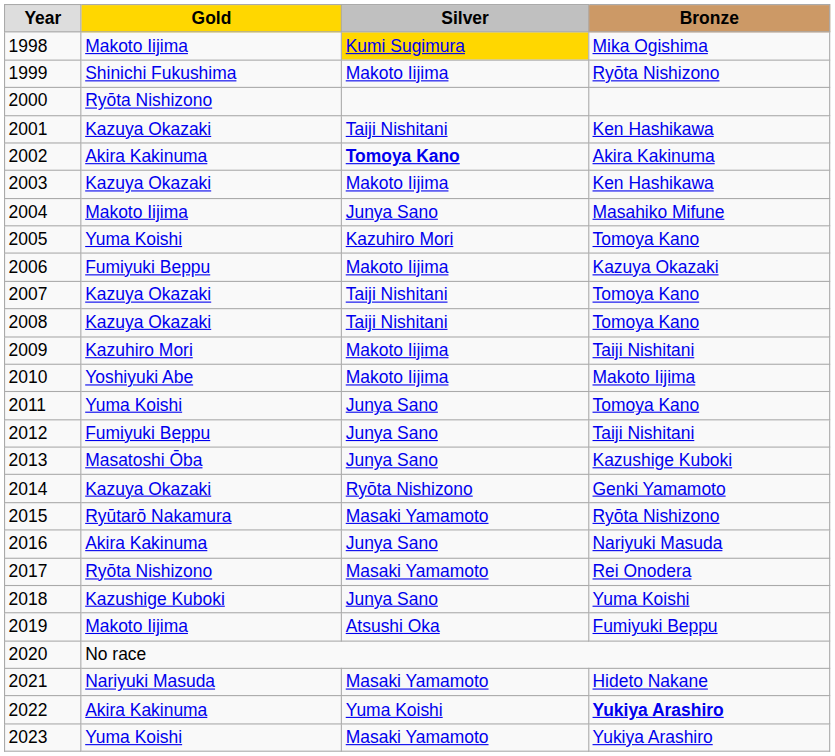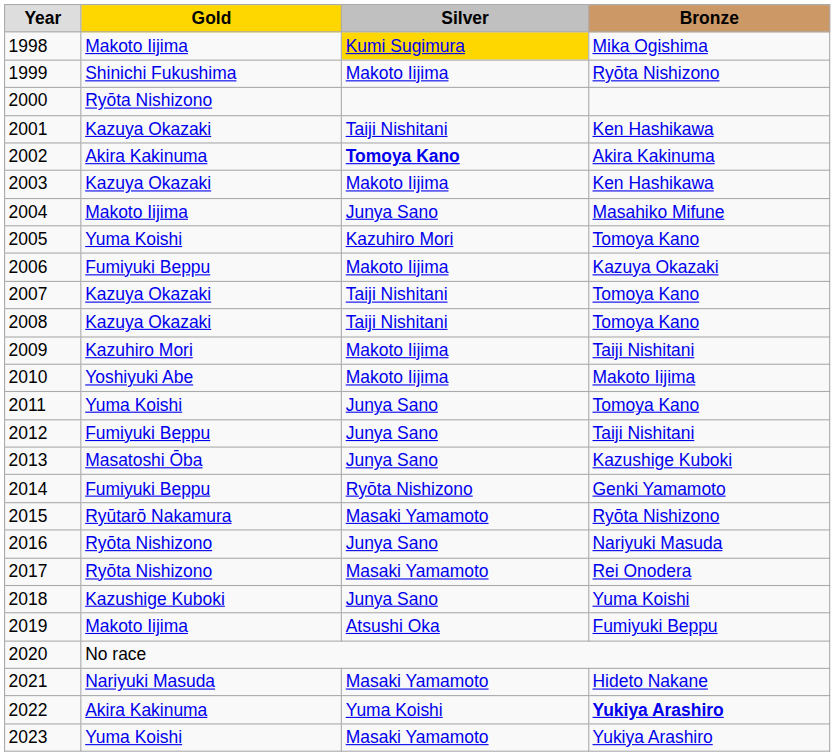(148, 488) Kazuya Okazaki -> (148, 488) Fumiyuki Beppu
(146, 543) Akira Kakinuma -> (149, 543) Ryōta Nishizono
